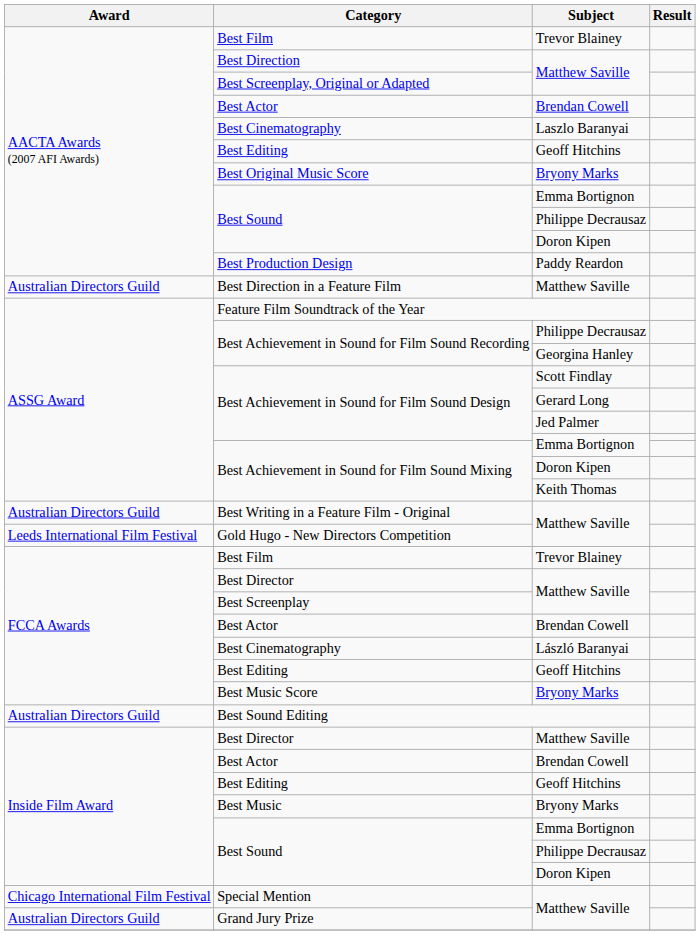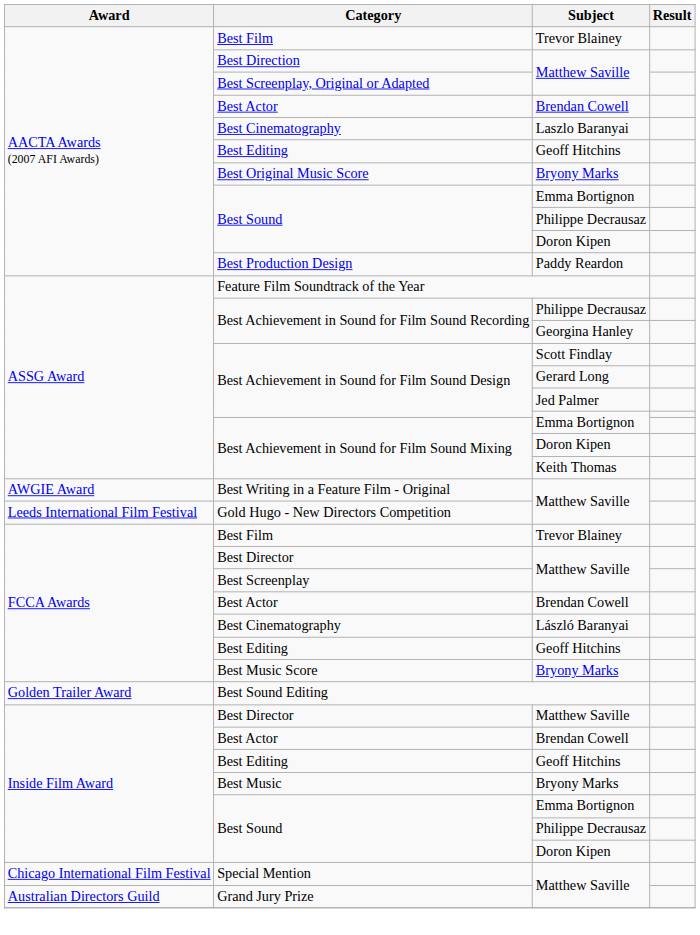- row: (309, 286)
(84, 512) Australian Directors Guild -> (51, 490) AWGIE Award
(84, 715) Australian Directors Guild -> (70, 693) Golden Trailer Award
